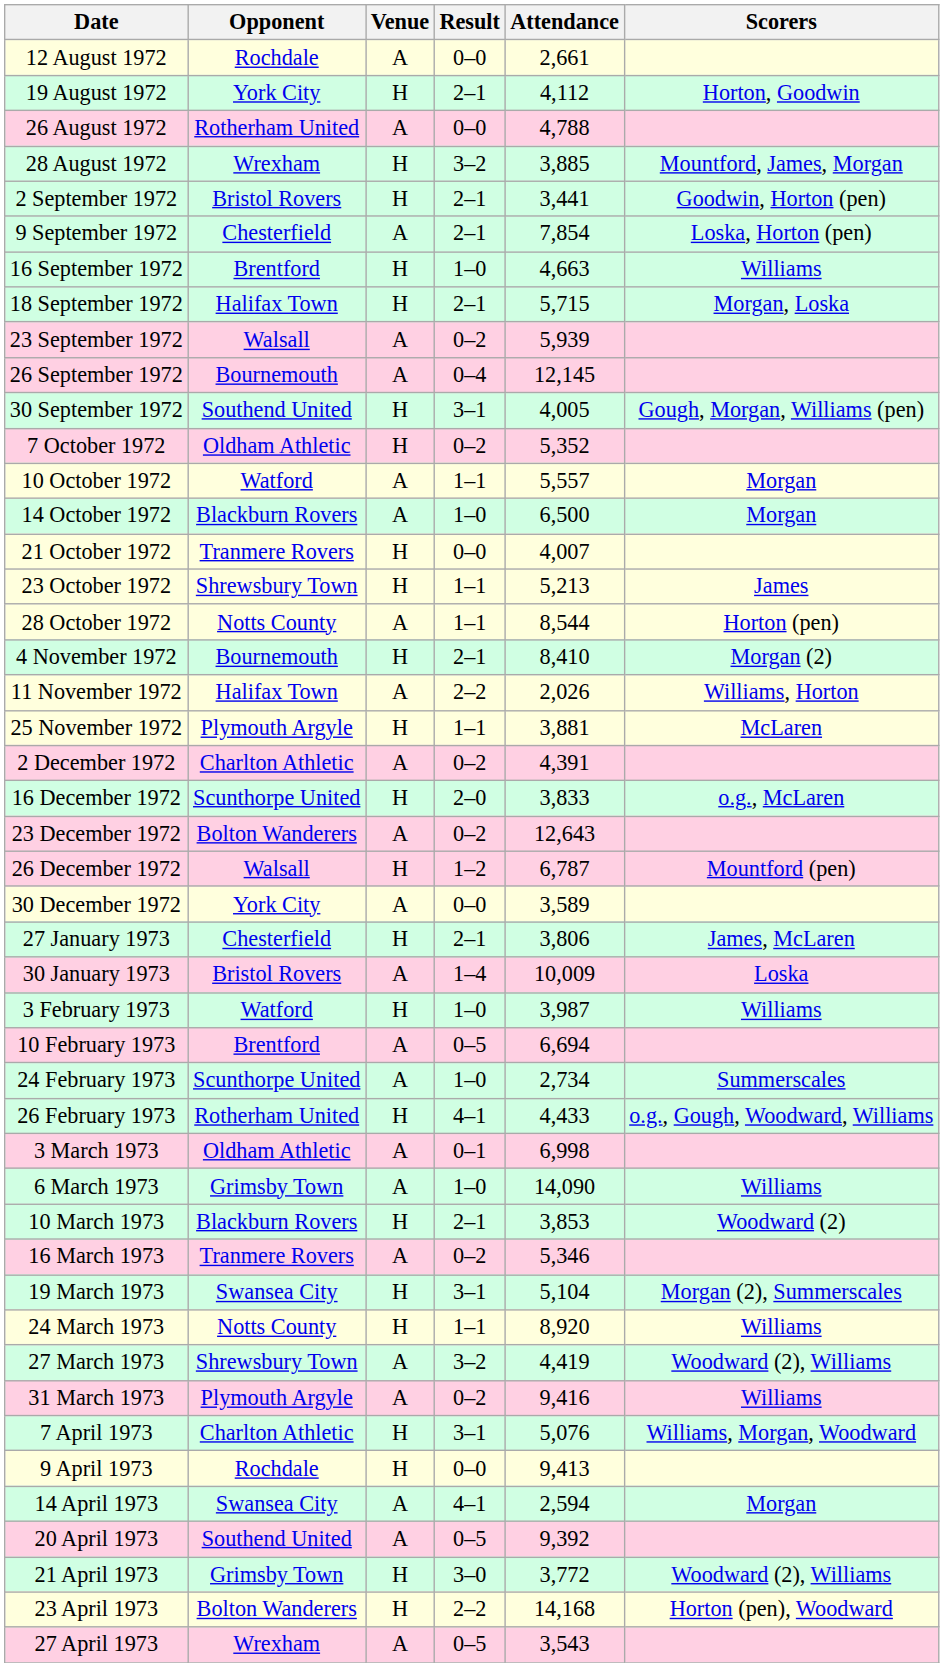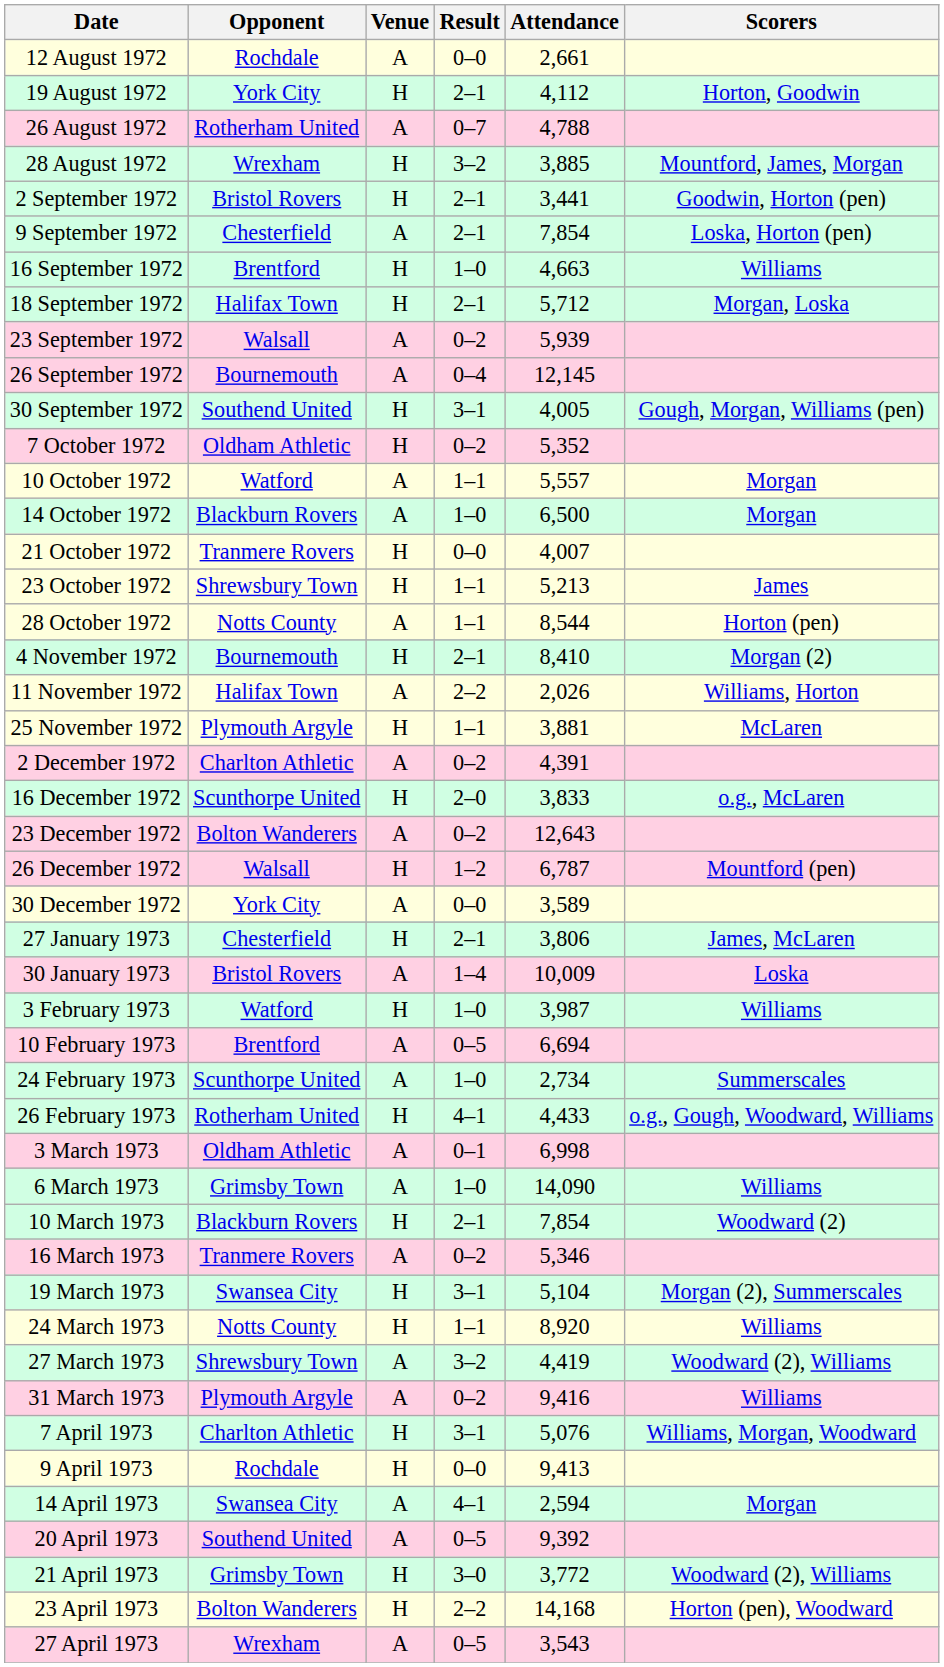(470, 127) 0–0 -> (470, 127) 0–7
(565, 304) 5,715 -> (565, 304) 5,712
(565, 1221) 3,853 -> (565, 1221) 7,854
